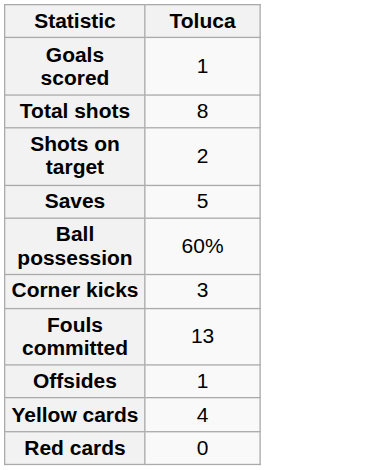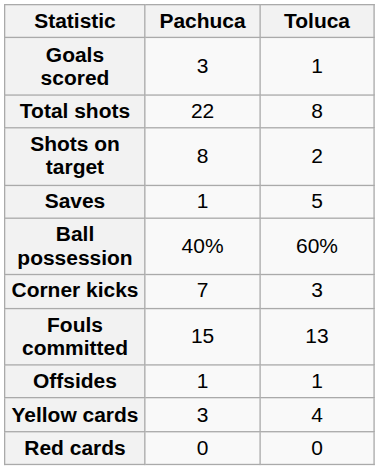+ column: (203, 21)
